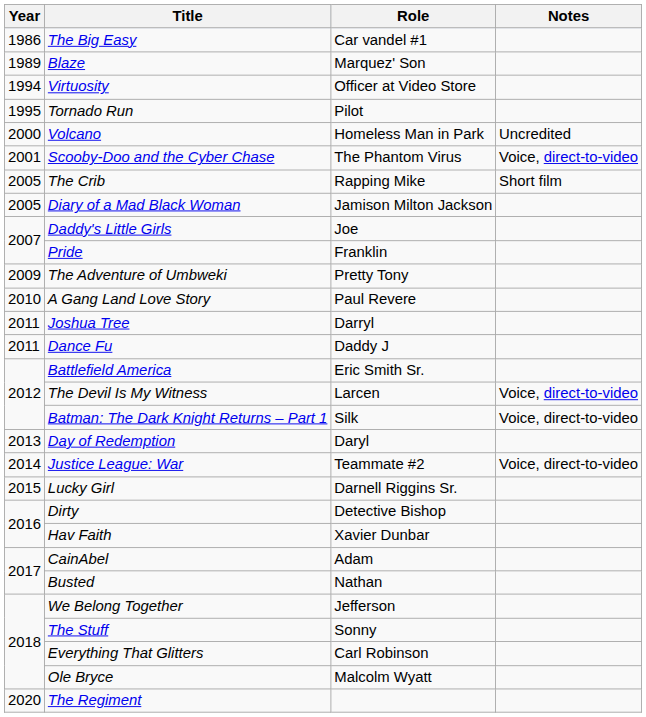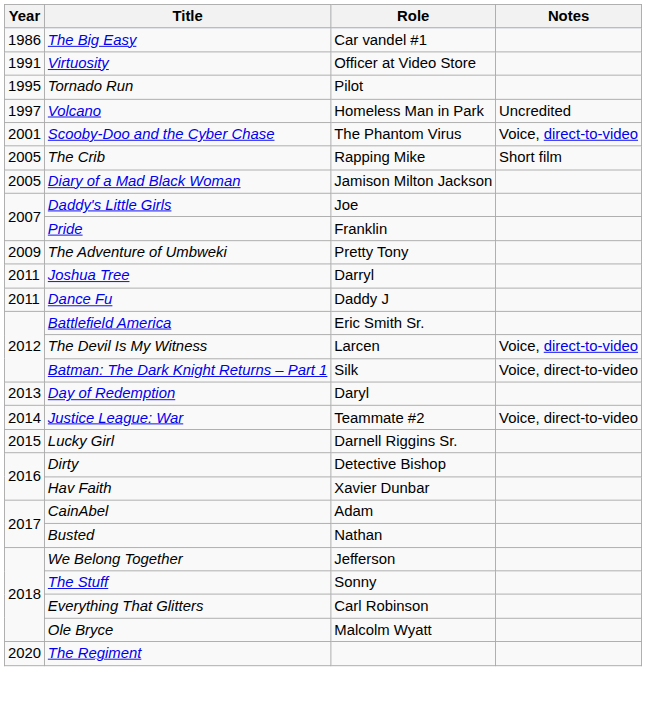- row: (66, 63)
(24, 87) 1994 -> (24, 63) 1991
(24, 134) 2000 -> (24, 110) 1997
- row: (129, 299)
